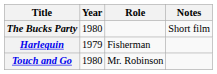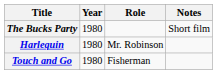(92, 45) 1979 -> (92, 45) 1980
(129, 45) Fisherman -> (135, 45) Mr. Robinson
(135, 61) Mr. Robinson -> (129, 61) Fisherman
